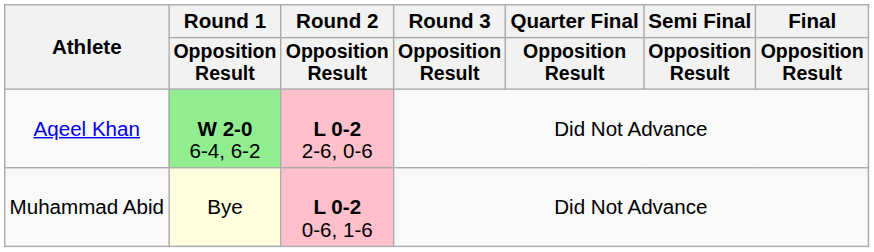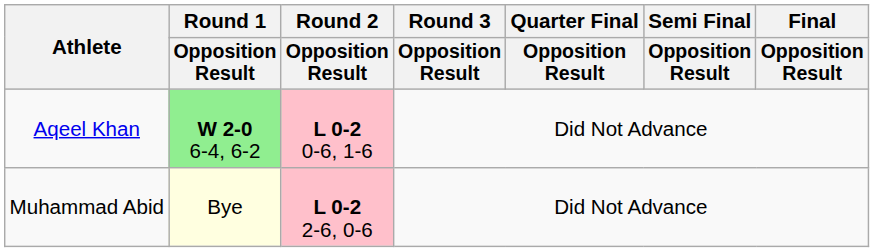(337, 140) L 0-2 2-6, 0-6 -> (337, 140) L 0-2 0-6, 1-6
(337, 219) L 0-2 0-6, 1-6 -> (337, 219) L 0-2 2-6, 0-6
